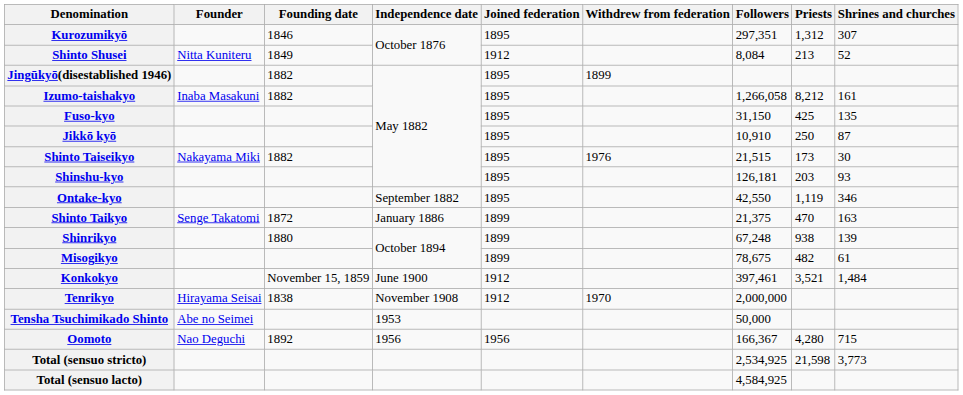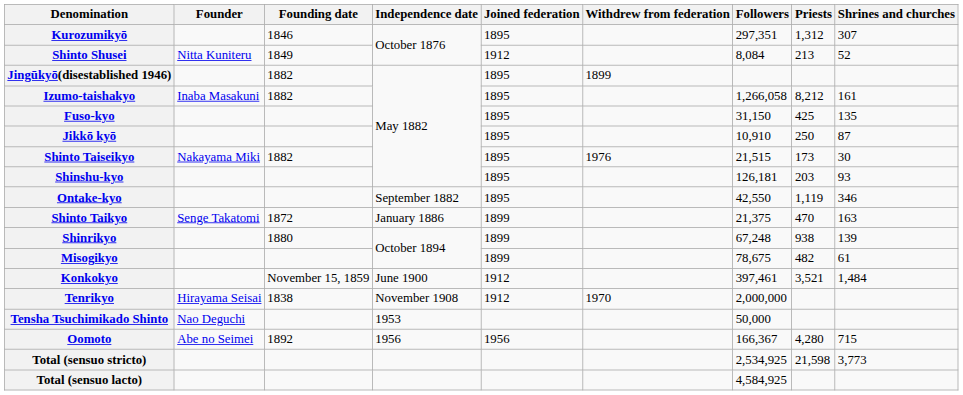(215, 319) Abe no Seimei -> (211, 319) Nao Deguchi
(211, 339) Nao Deguchi -> (215, 339) Abe no Seimei
